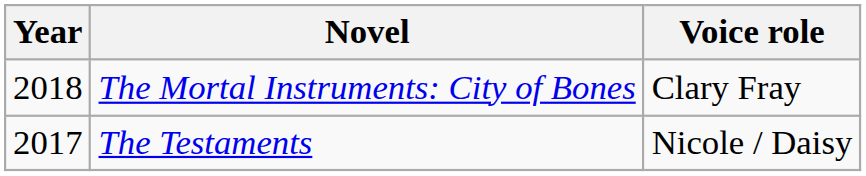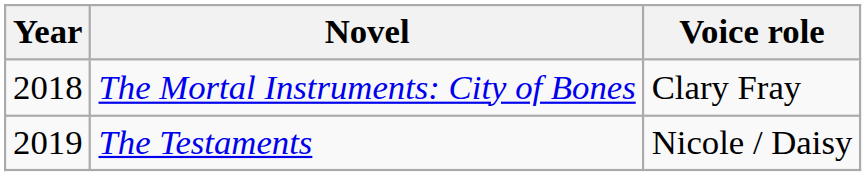(48, 142) 2017 -> (48, 142) 2019
